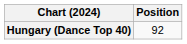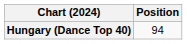(158, 30) 92 -> (158, 30) 94
